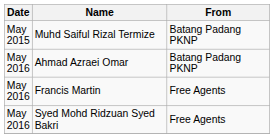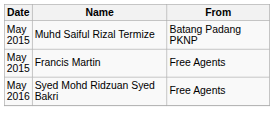- row: (81, 63)
(18, 91) May 2016 -> (18, 63) May 2015
